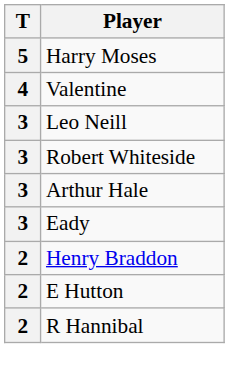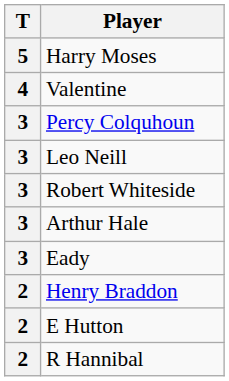+ row: (120, 122)
